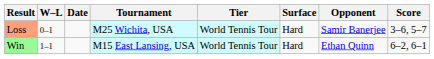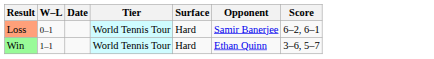- column: (144, 12)
(409, 29) 3–6, 5–7 -> (301, 29) 6–2, 6–1
(409, 45) 6–2, 6–1 -> (301, 45) 3–6, 5–7
